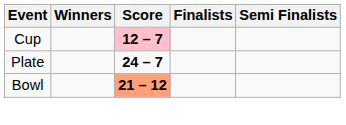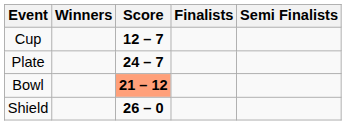(142, 39) pink background -> (143, 39) no background
+ row: (28, 108)
